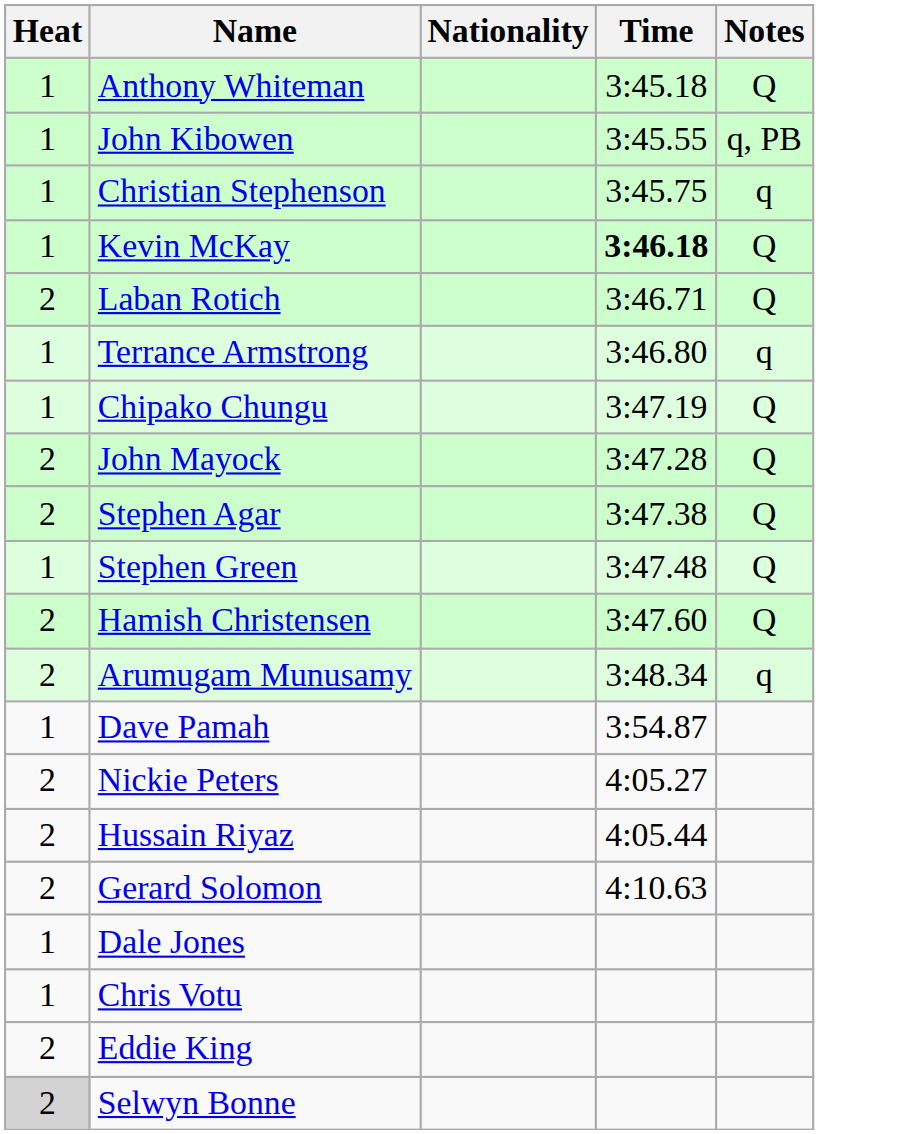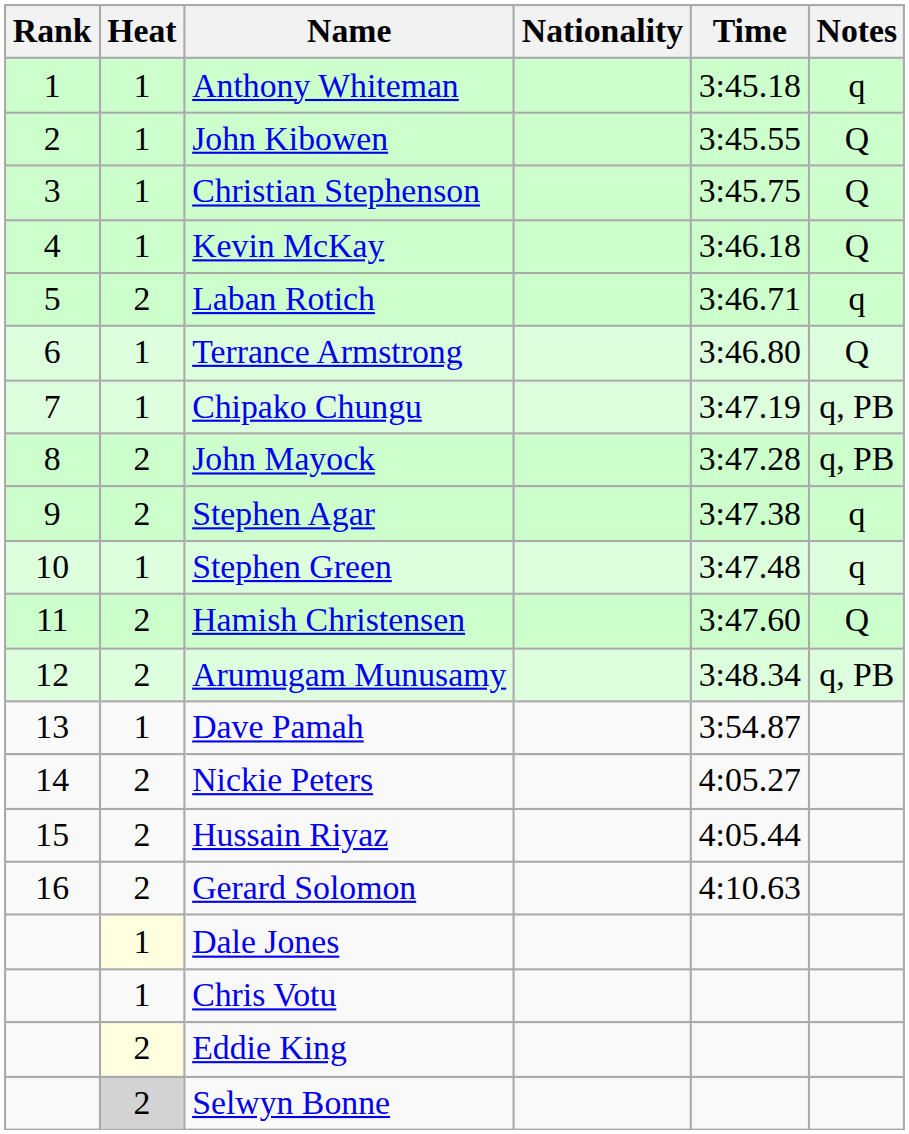+ column: (52, 31)
(764, 84) Q -> (857, 84) q
(764, 138) q, PB -> (857, 138) Q
(764, 191) q -> (857, 191) Q
(656, 245) bold -> (750, 245) normal
(764, 298) Q -> (857, 298) q
(764, 352) q -> (857, 352) Q
(764, 406) Q -> (857, 406) q, PB
(764, 459) Q -> (857, 459) q, PB
(764, 513) Q -> (857, 513) q
(764, 566) Q -> (857, 566) q
(764, 673) q -> (857, 673) q, PB
(48, 941) no background -> (142, 941) lightyellow background
(48, 1048) no background -> (142, 1048) lightyellow background
